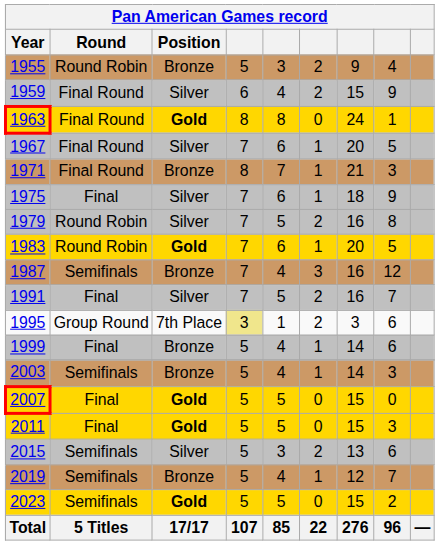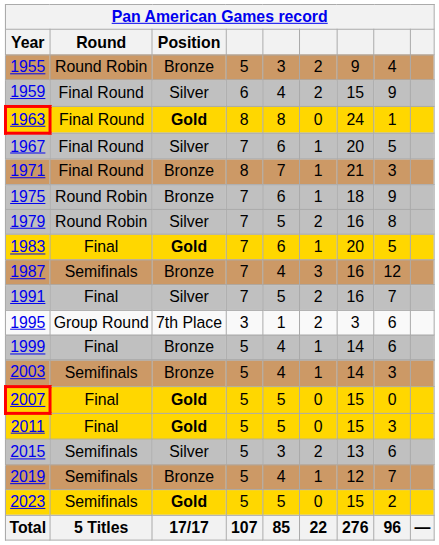(101, 196) Final -> (101, 196) Round Robin
(189, 196) Silver -> (189, 196) Bronze
(101, 247) Round Robin -> (101, 247) Final
(244, 322) khaki background -> (244, 322) no background
